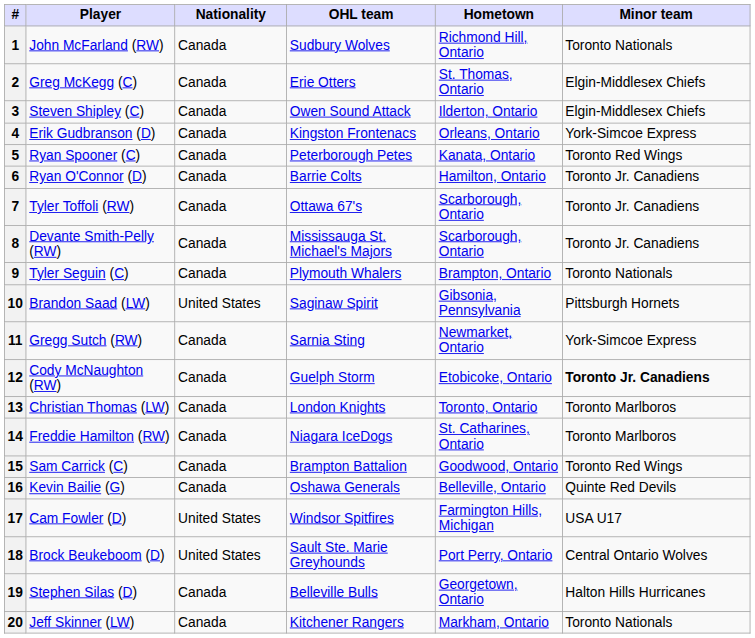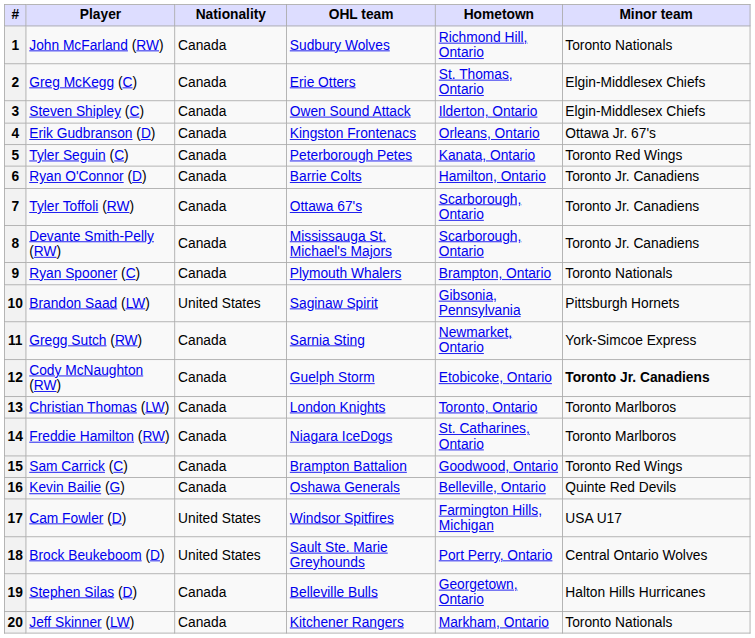(631, 133) York-Simcoe Express -> (611, 133) Ottawa Jr. 67's
(85, 155) Ryan Spooner (C) -> (79, 155) Tyler Seguin (C)
(79, 273) Tyler Seguin (C) -> (85, 273) Ryan Spooner (C)
